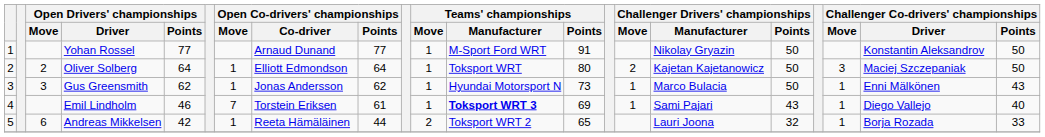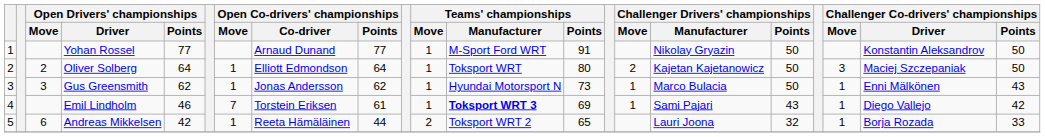(1018, 104) 40 -> (1018, 104) 42
